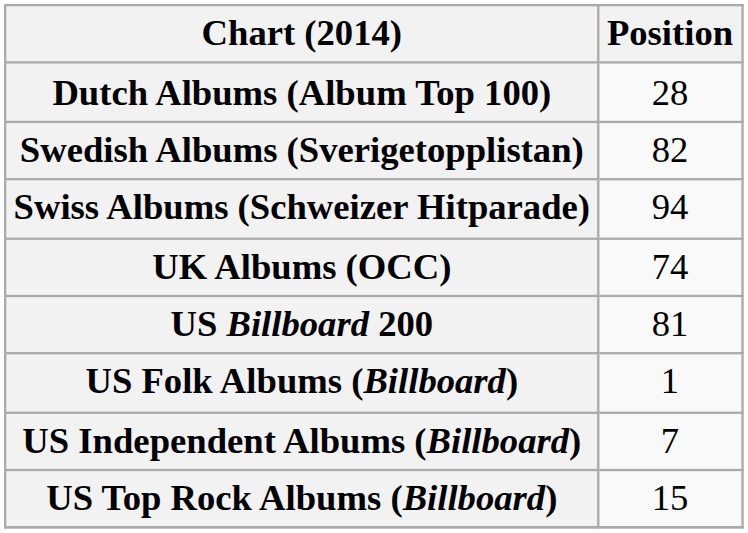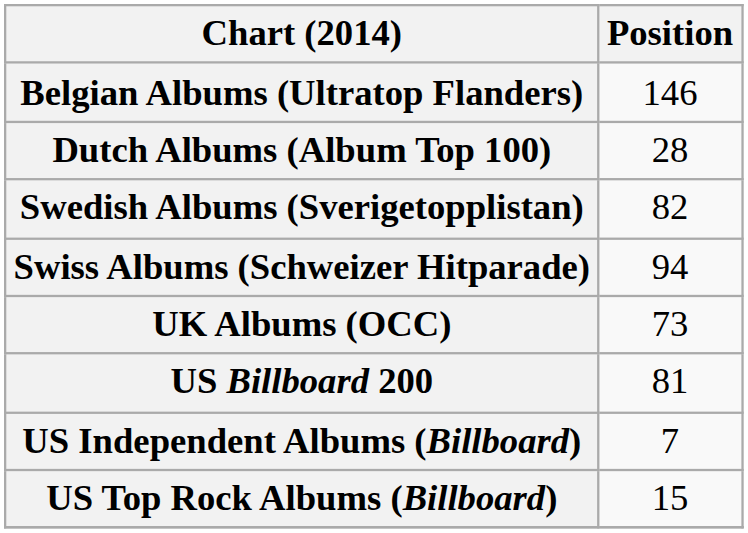+ row: (302, 91)
(670, 265) 74 -> (670, 324) 73
- row: (302, 382)
